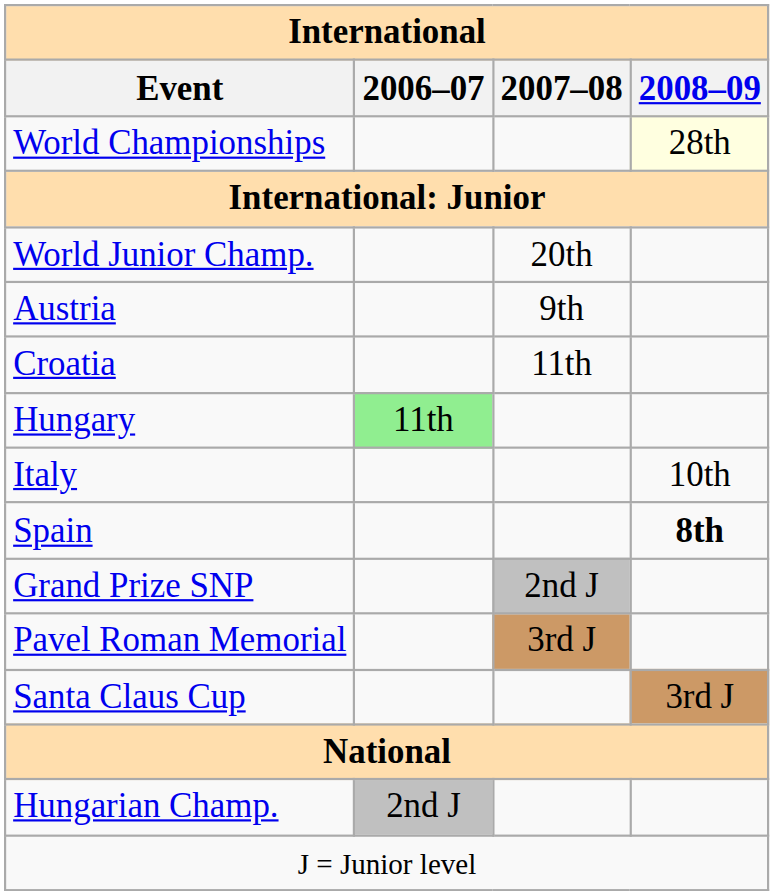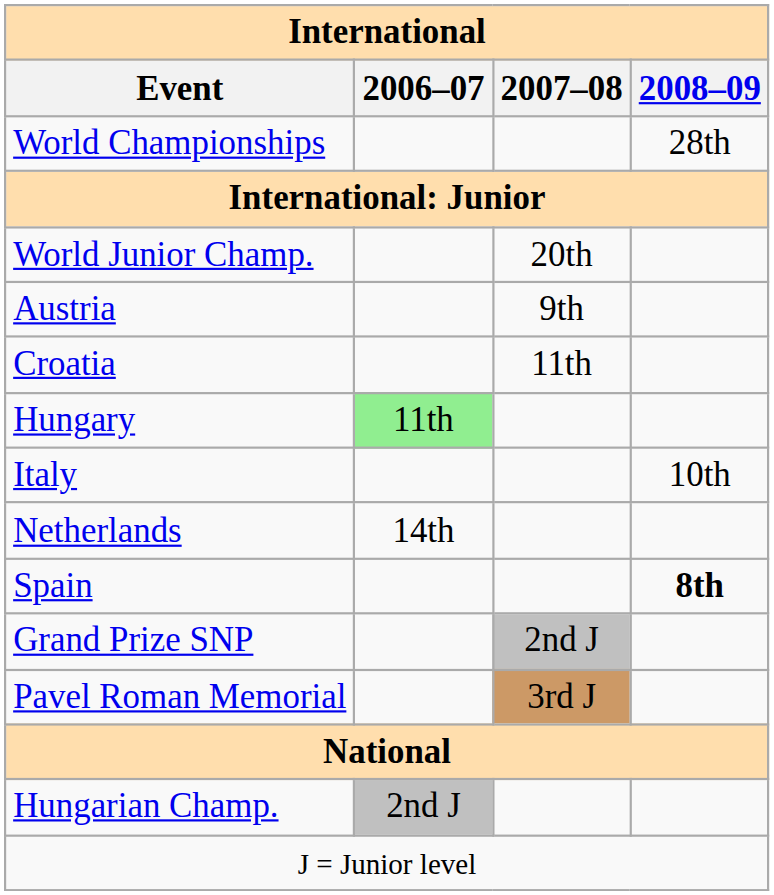(700, 142) lightyellow background -> (700, 142) no background
+ row: (97, 530)
- row: (129, 695)
